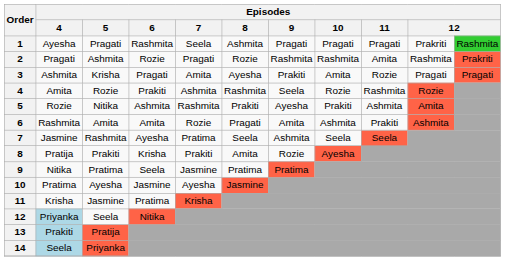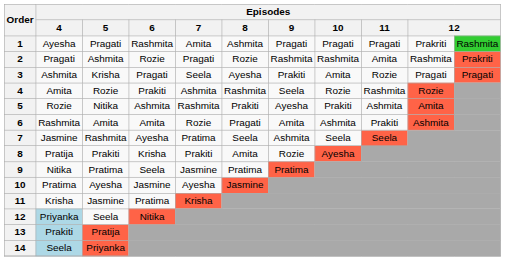(199, 43) Seela -> (199, 43) Amita
(199, 75) Amita -> (199, 75) Seela
